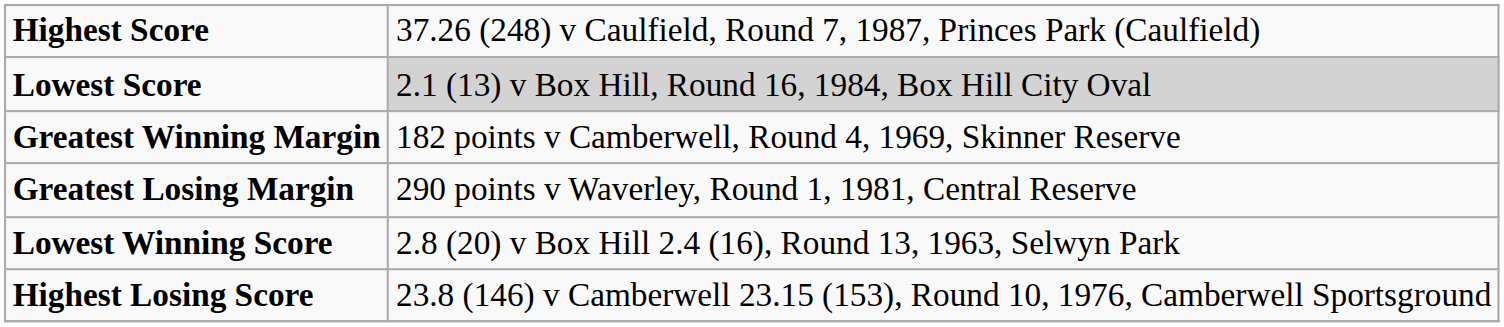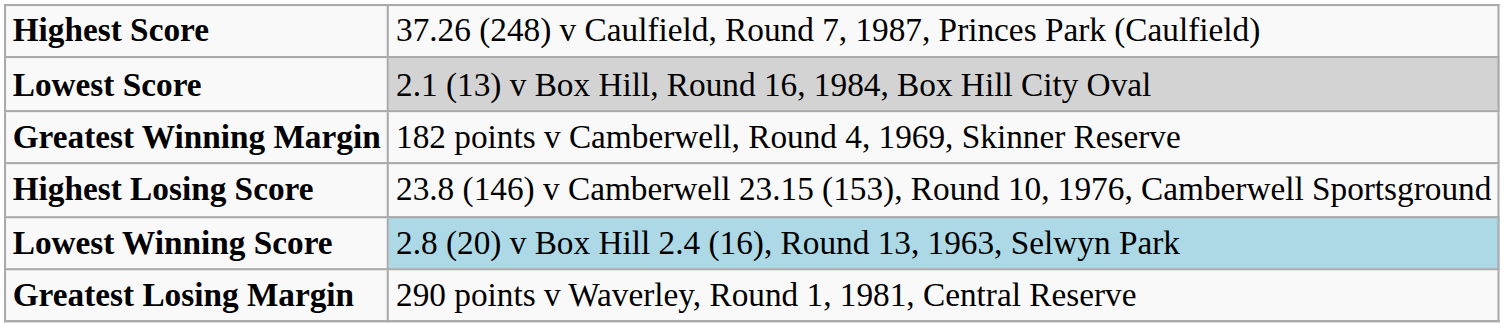rows swapped: (183, 189) <-> (163, 294)
(788, 242) no background -> (788, 242) lightblue background
